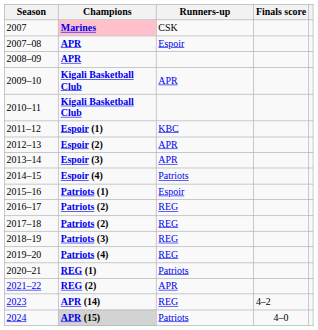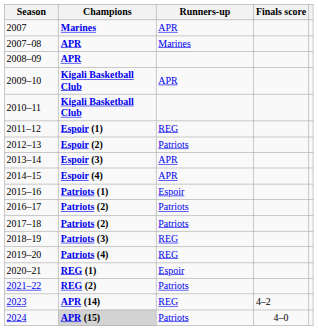(78, 28) pink background -> (78, 28) no background
(168, 28) CSK -> (168, 28) APR
(171, 43) Espoir -> (175, 43) Marines
(169, 129) KBC -> (168, 129) REG
(168, 144) APR -> (173, 144) Patriots
(173, 176) Patriots -> (168, 176) APR
(168, 207) REG -> (173, 207) Patriots
(168, 223) REG -> (173, 223) Patriots
(173, 270) Patriots -> (171, 270) Espoir
(168, 286) APR -> (173, 286) Patriots
